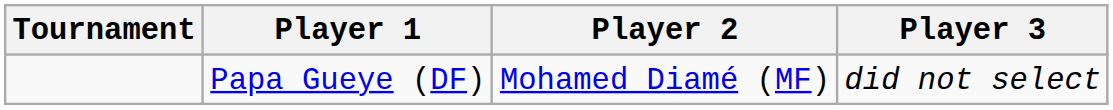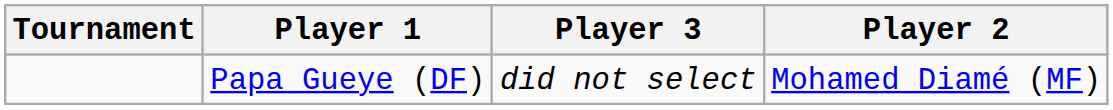columns swapped: (665, 30) <-> (973, 30)
